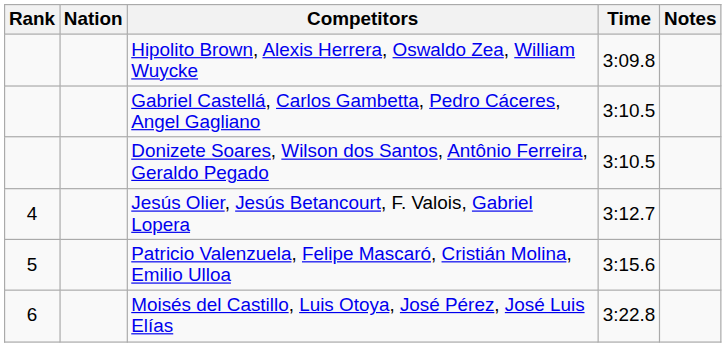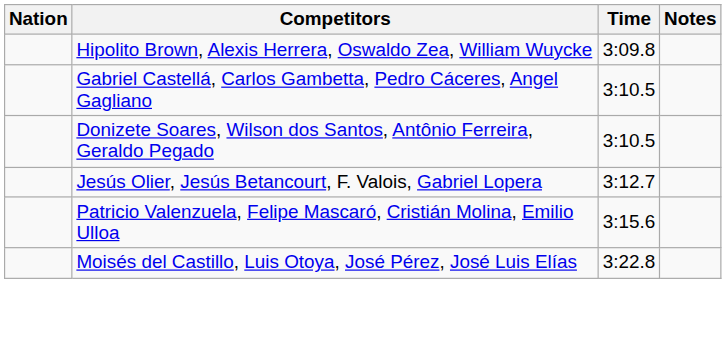- column: (32, 19)
